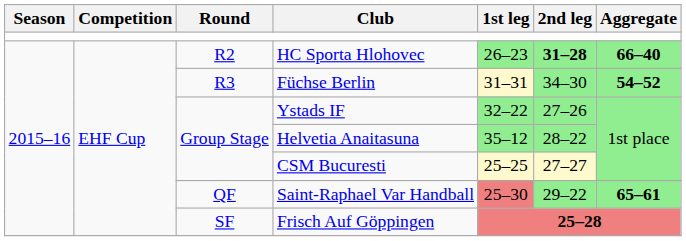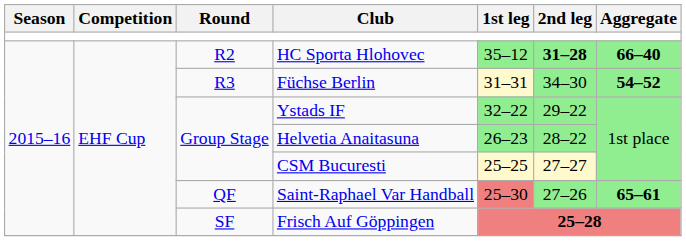(506, 54) 26–23 -> (506, 54) 35–12
(565, 110) 27–26 -> (565, 110) 29–22
(506, 138) 35–12 -> (506, 138) 26–23
(565, 194) 29–22 -> (565, 194) 27–26
